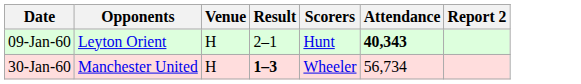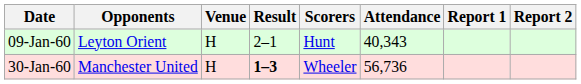+ column: (477, 16)
(385, 41) bold -> (385, 41) normal
(385, 66) 56,734 -> (385, 66) 56,736
